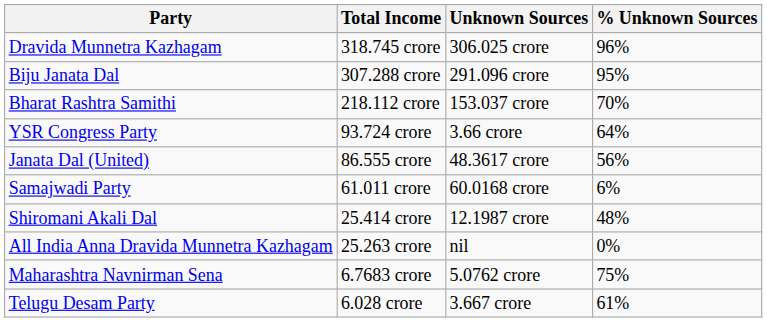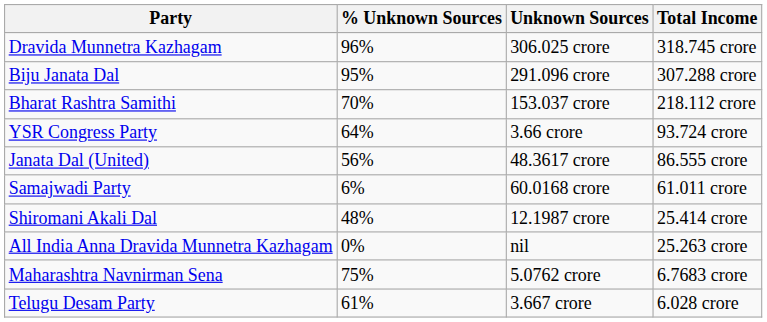columns swapped: (391, 18) <-> (677, 18)
